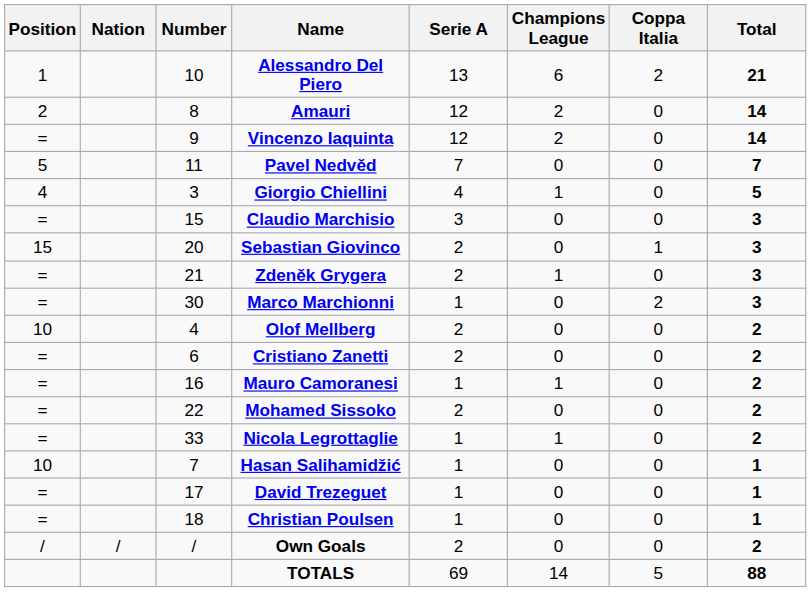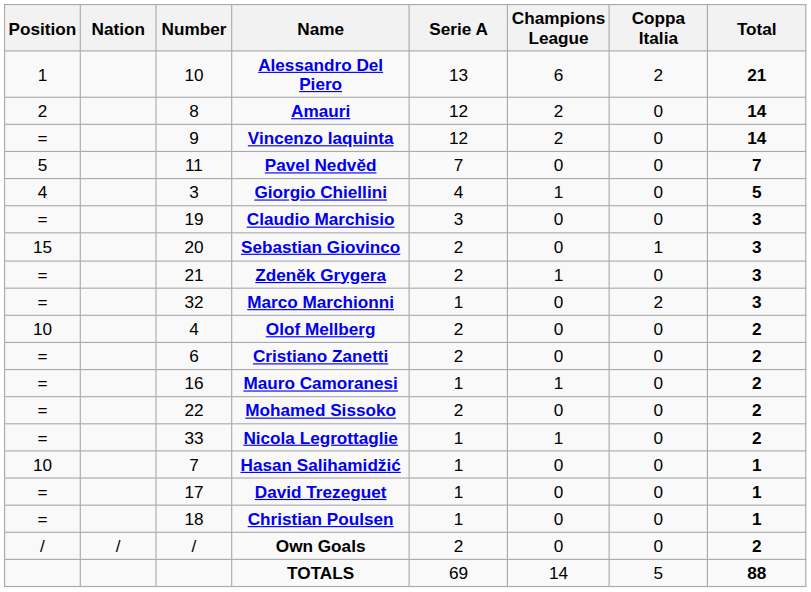(194, 220) 15 -> (194, 220) 19
(194, 301) 30 -> (194, 301) 32
